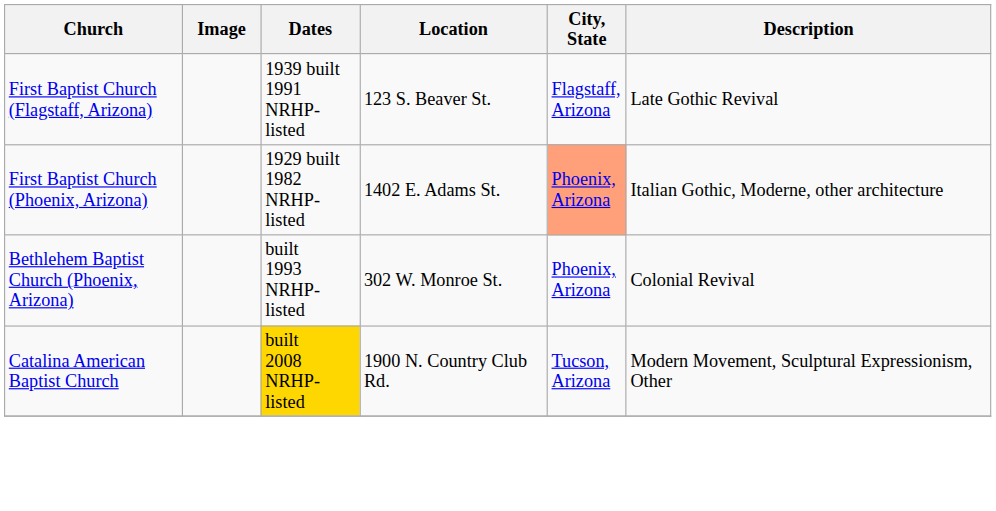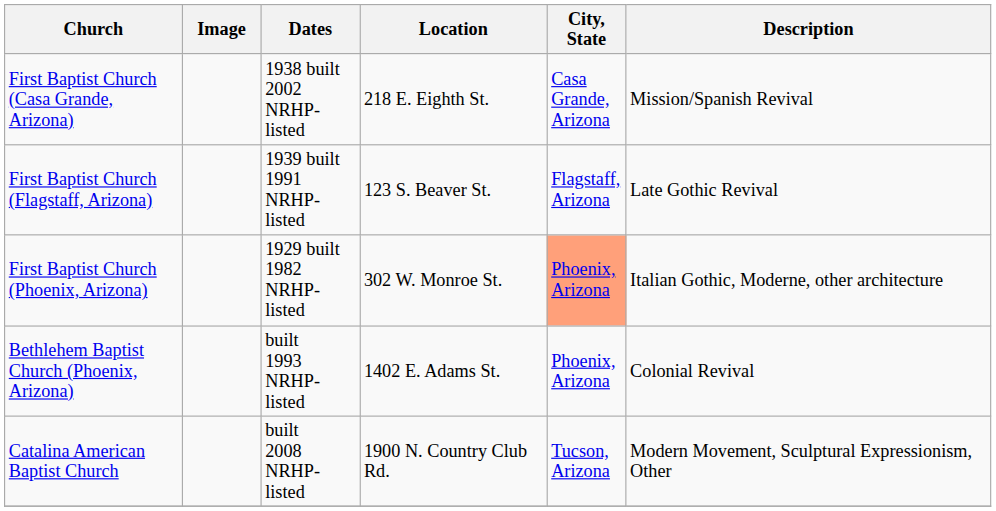+ row: (83, 99)
(432, 189) 1402 E. Adams St. -> (433, 280) 302 W. Monroe St.
(433, 280) 302 W. Monroe St. -> (432, 370) 1402 E. Adams St.
(293, 370) gold background -> (293, 461) no background
